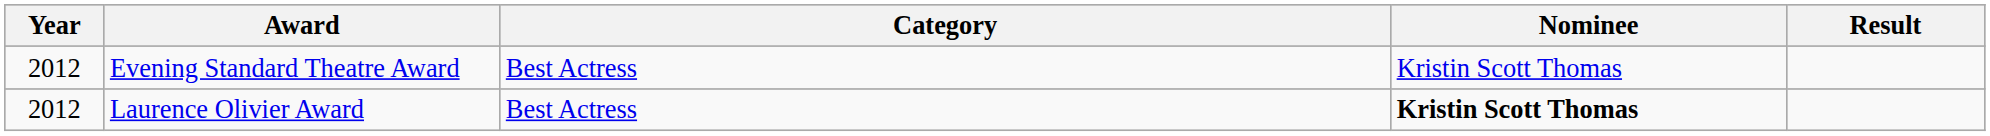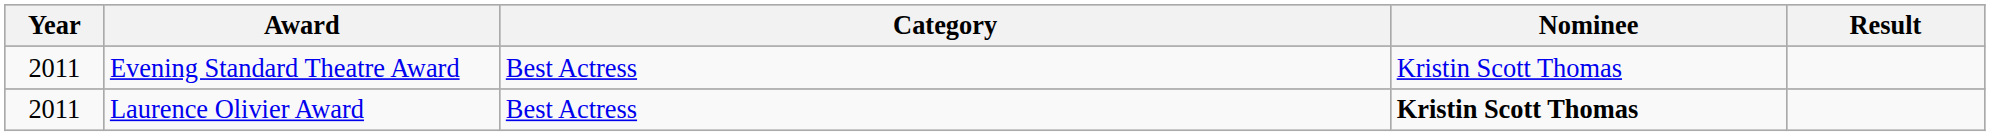(54, 67) 2012 -> (54, 67) 2011
(54, 109) 2012 -> (54, 109) 2011
